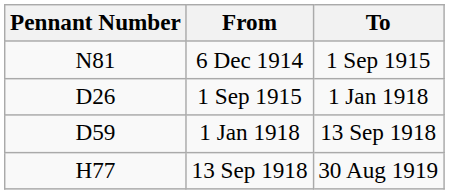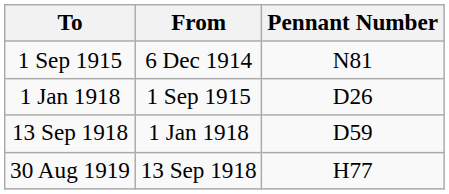columns swapped: (95, 22) <-> (378, 22)
